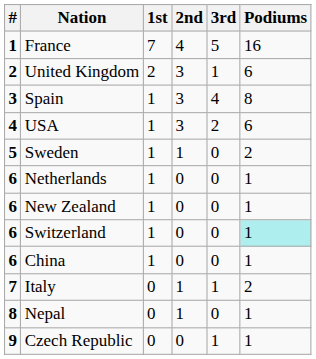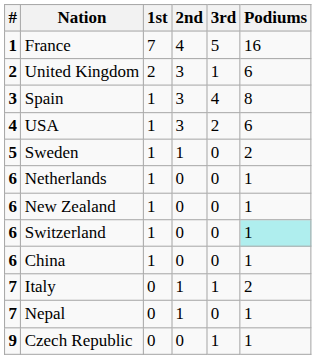(13, 313) 8 -> (13, 313) 7
